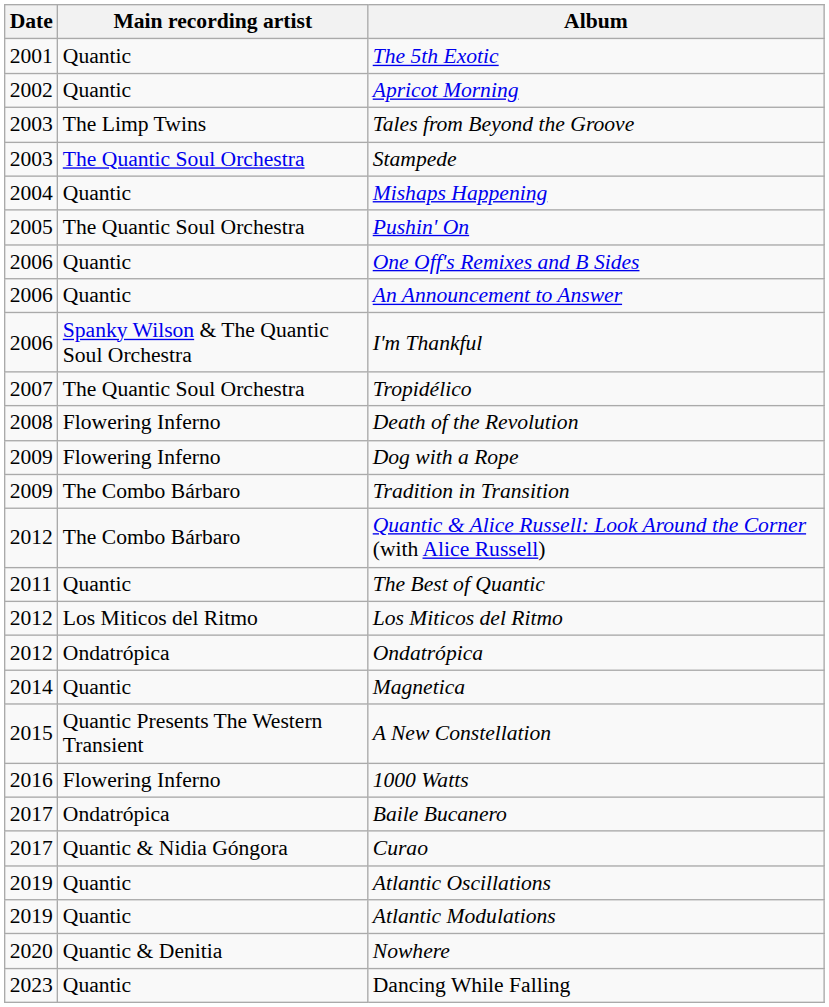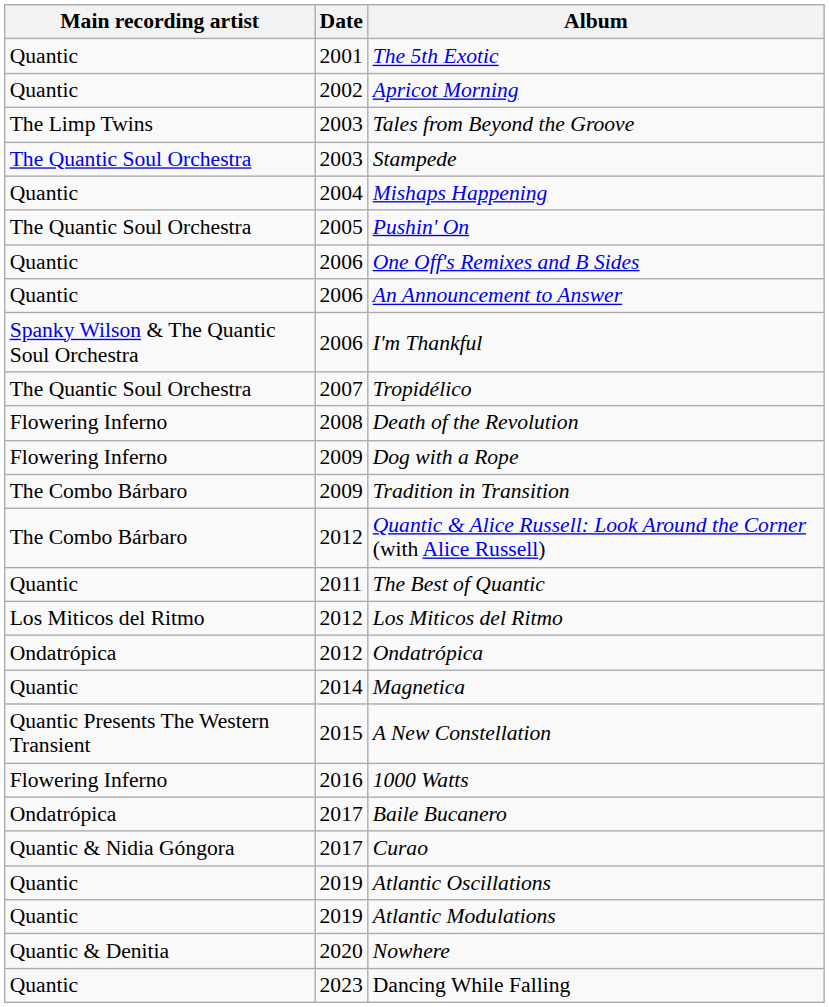columns swapped: (31, 21) <-> (213, 21)
